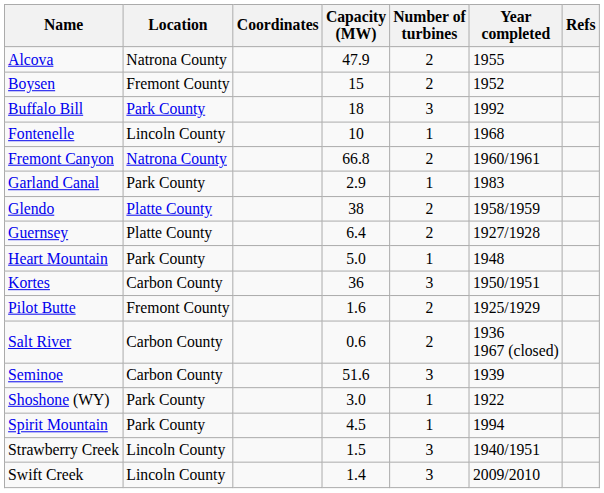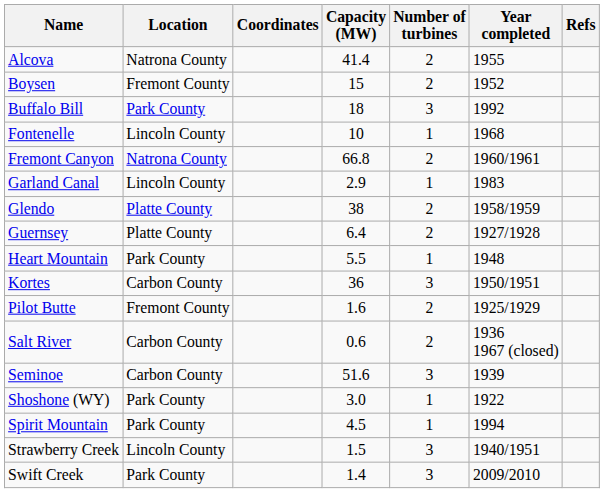(356, 59) 47.9 -> (356, 59) 41.4
(166, 183) Park County -> (176, 183) Lincoln County
(356, 258) 5.0 -> (356, 258) 5.5
(176, 474) Lincoln County -> (166, 474) Park County
